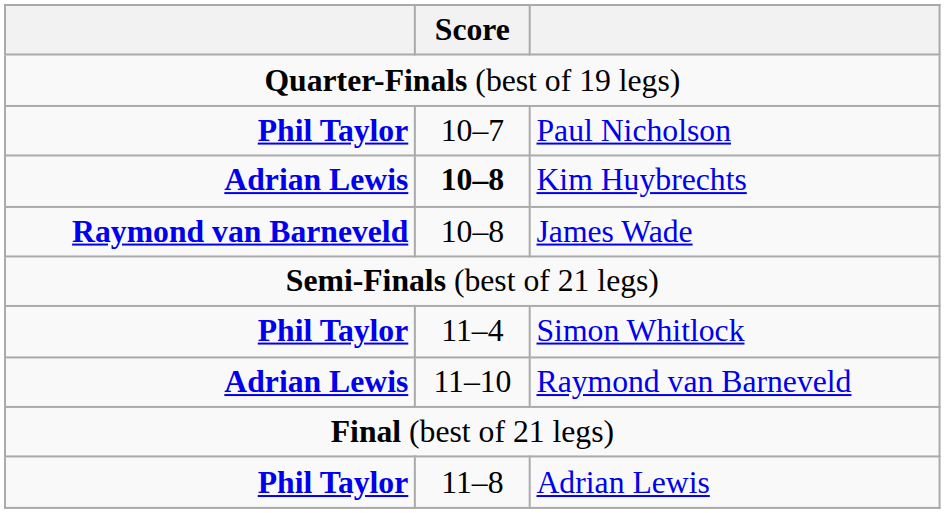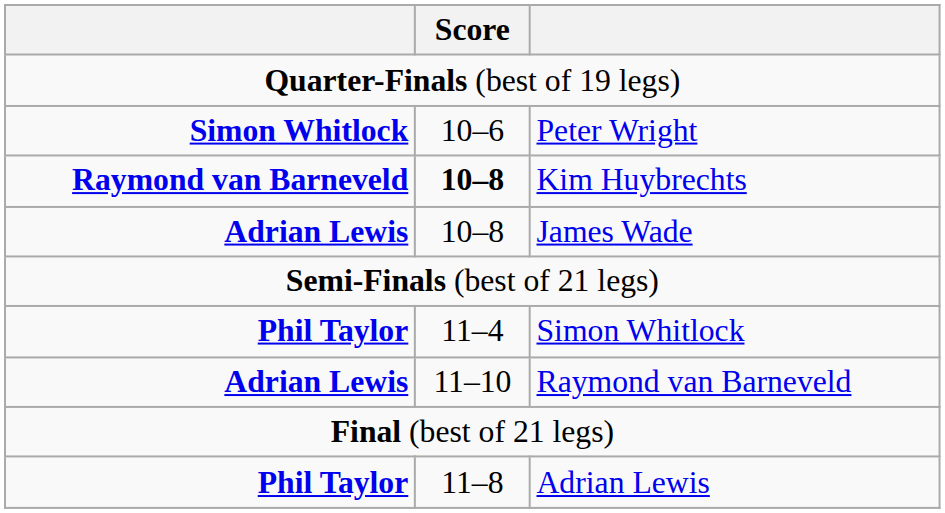- row: (634, 130)
+ row: (617, 130)
(316, 180) Adrian Lewis -> (240, 180) Raymond van Barneveld
(240, 230) Raymond van Barneveld -> (316, 230) Adrian Lewis
